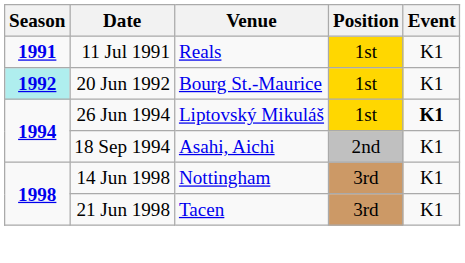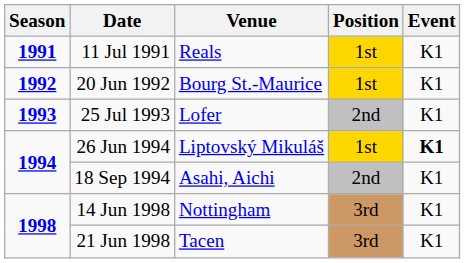(37, 83) paleturquoise background -> (37, 83) no background
+ row: (125, 115)
